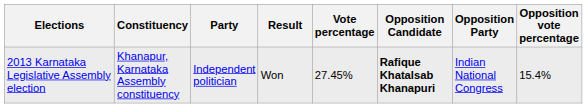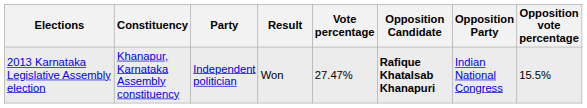(334, 75) 27.45% -> (334, 75) 27.47%
(535, 75) 15.4% -> (535, 75) 15.5%
